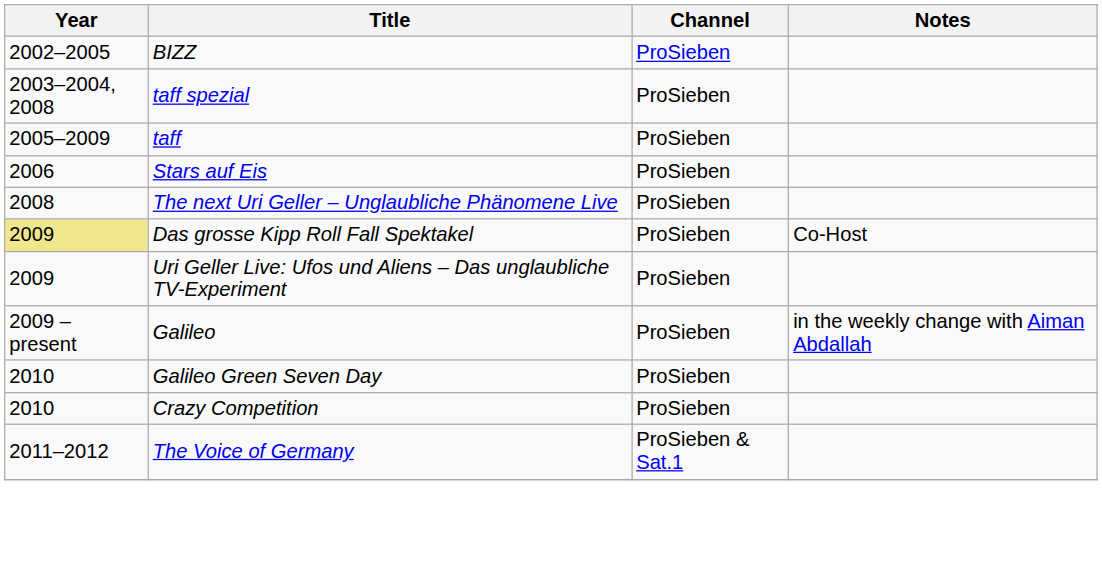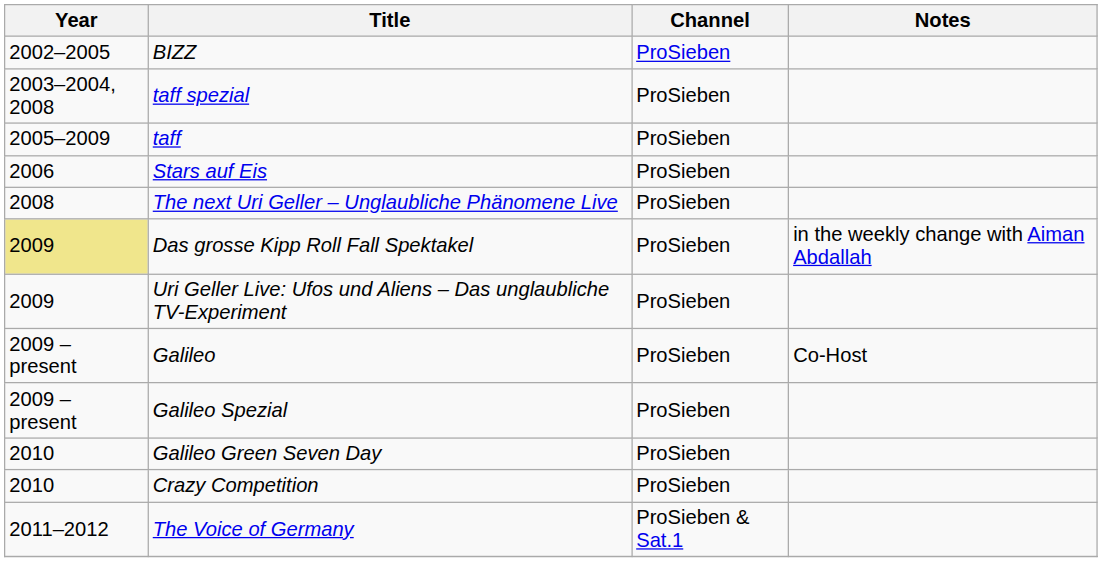(830, 235) Co-Host -> (939, 246) in the weekly change with Aiman Abdallah
(939, 332) in the weekly change with Aiman Abdallah -> (830, 355) Co-Host
+ row: (220, 410)
